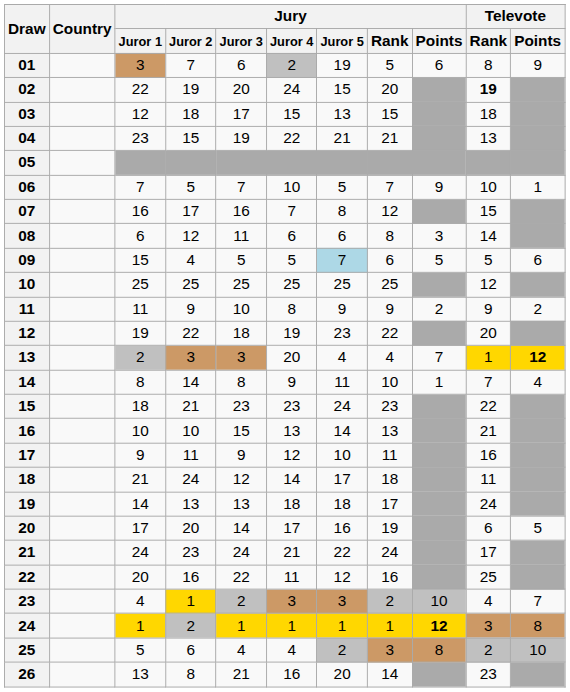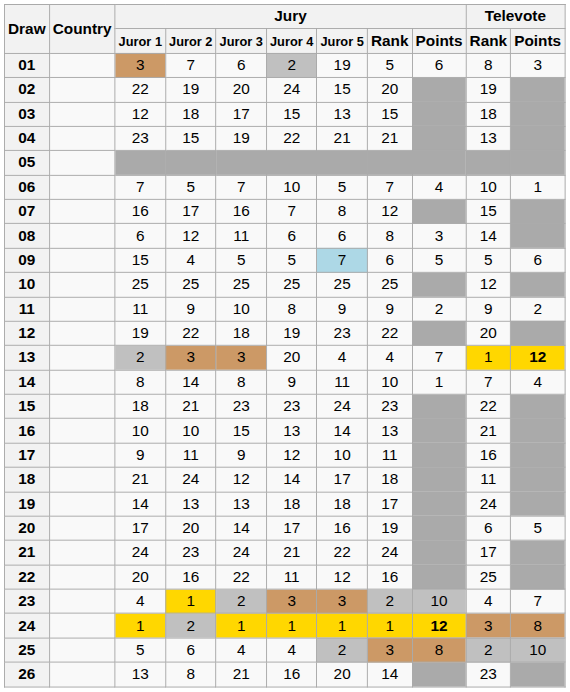(538, 65) 9 -> (538, 65) 3
(488, 89) bold -> (488, 89) normal
(439, 187) 9 -> (439, 187) 4
